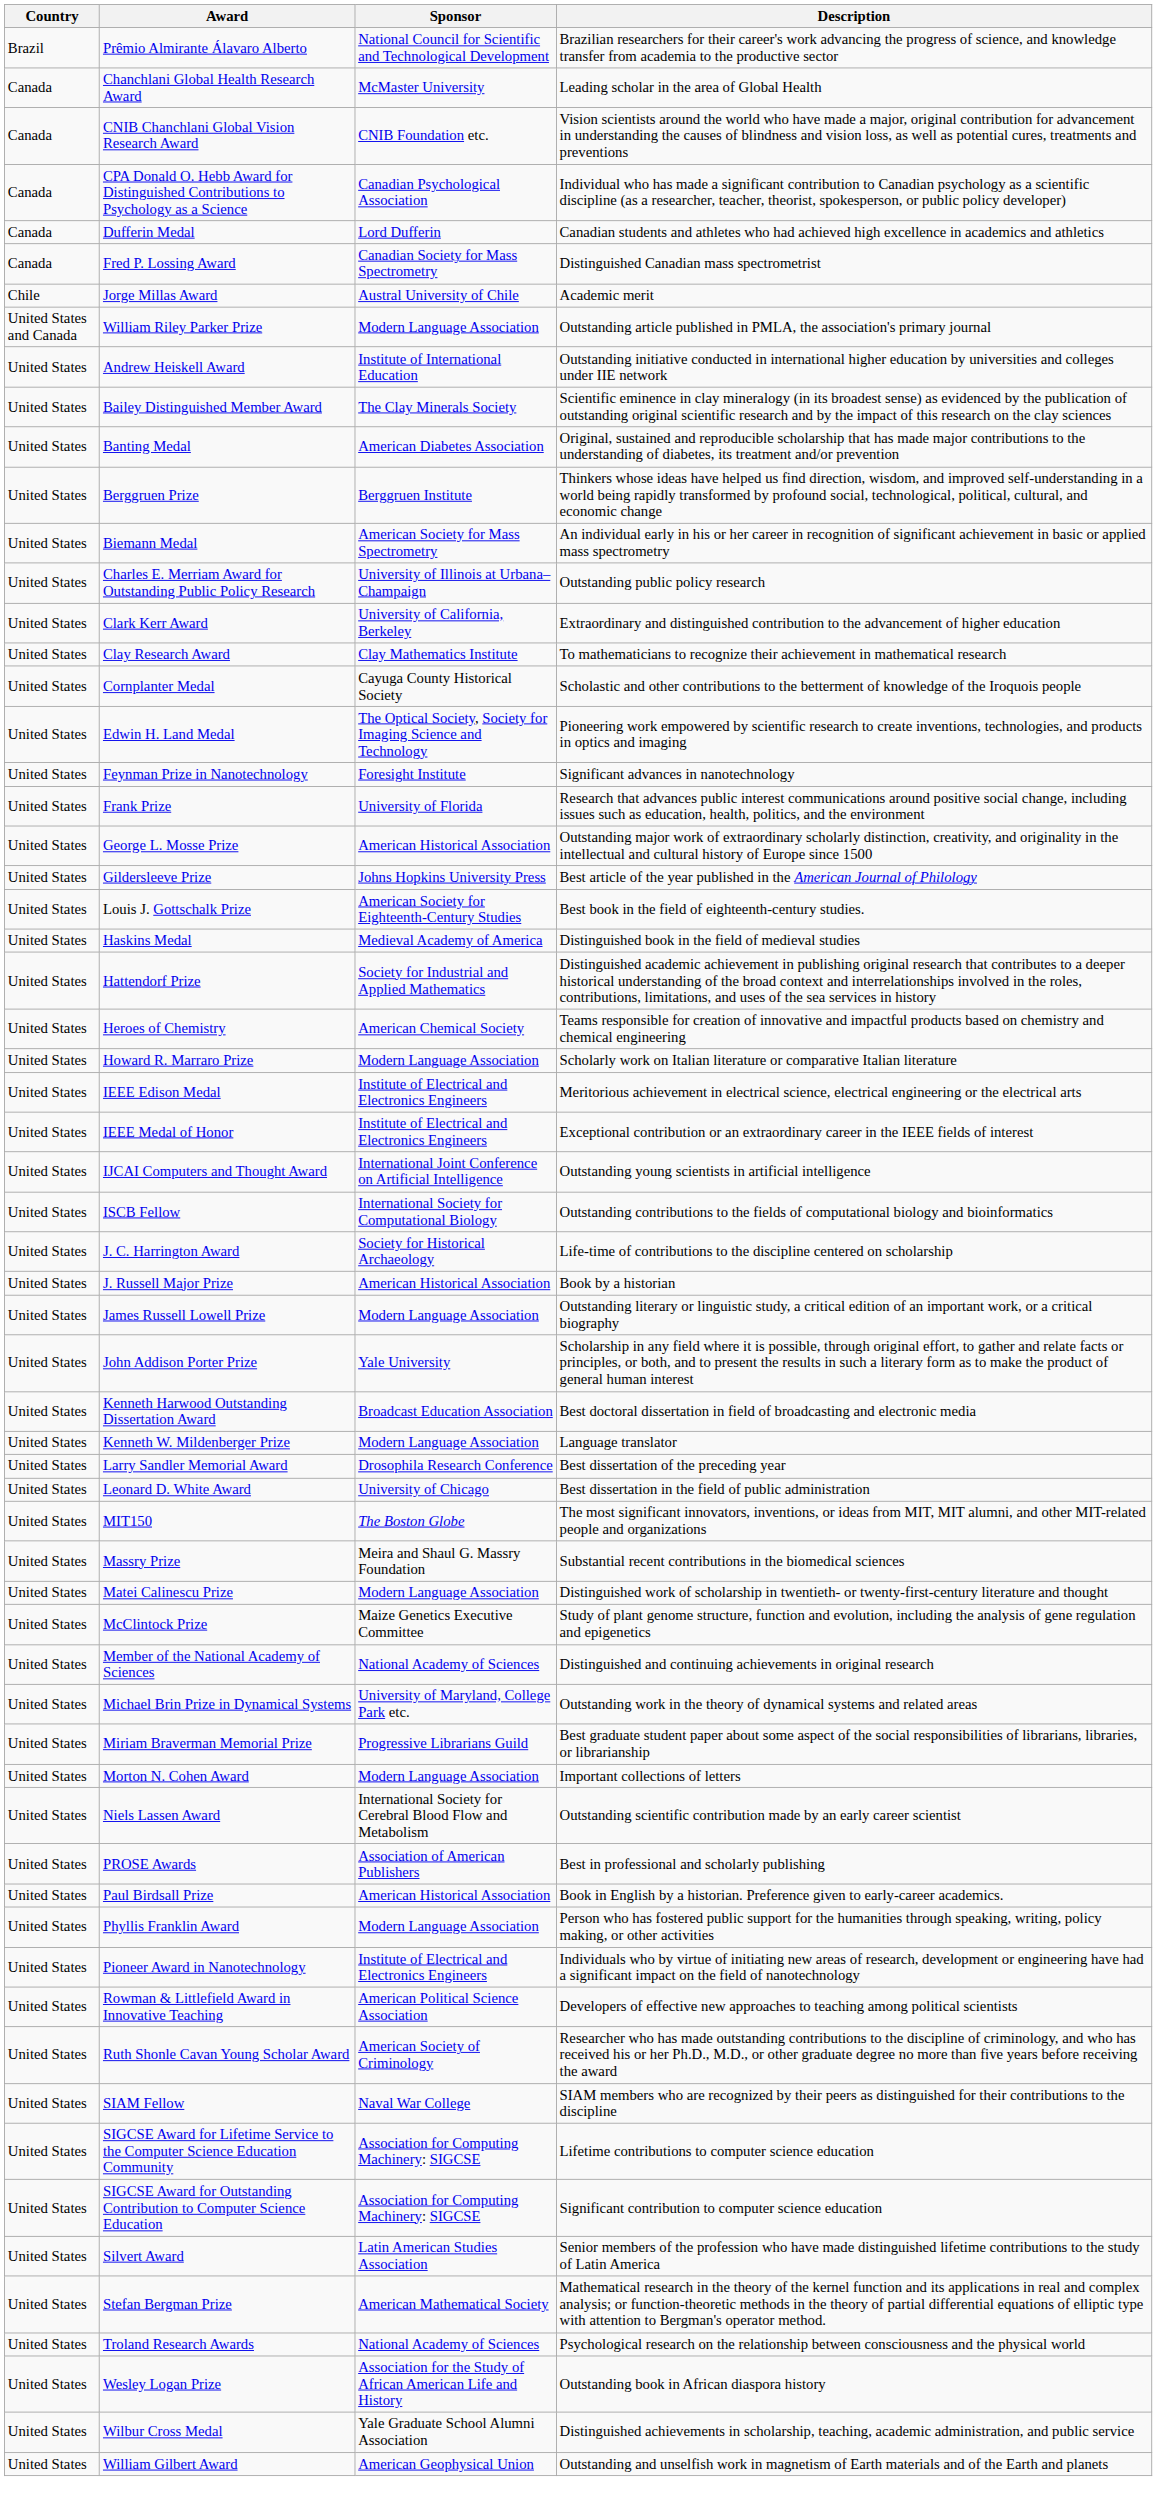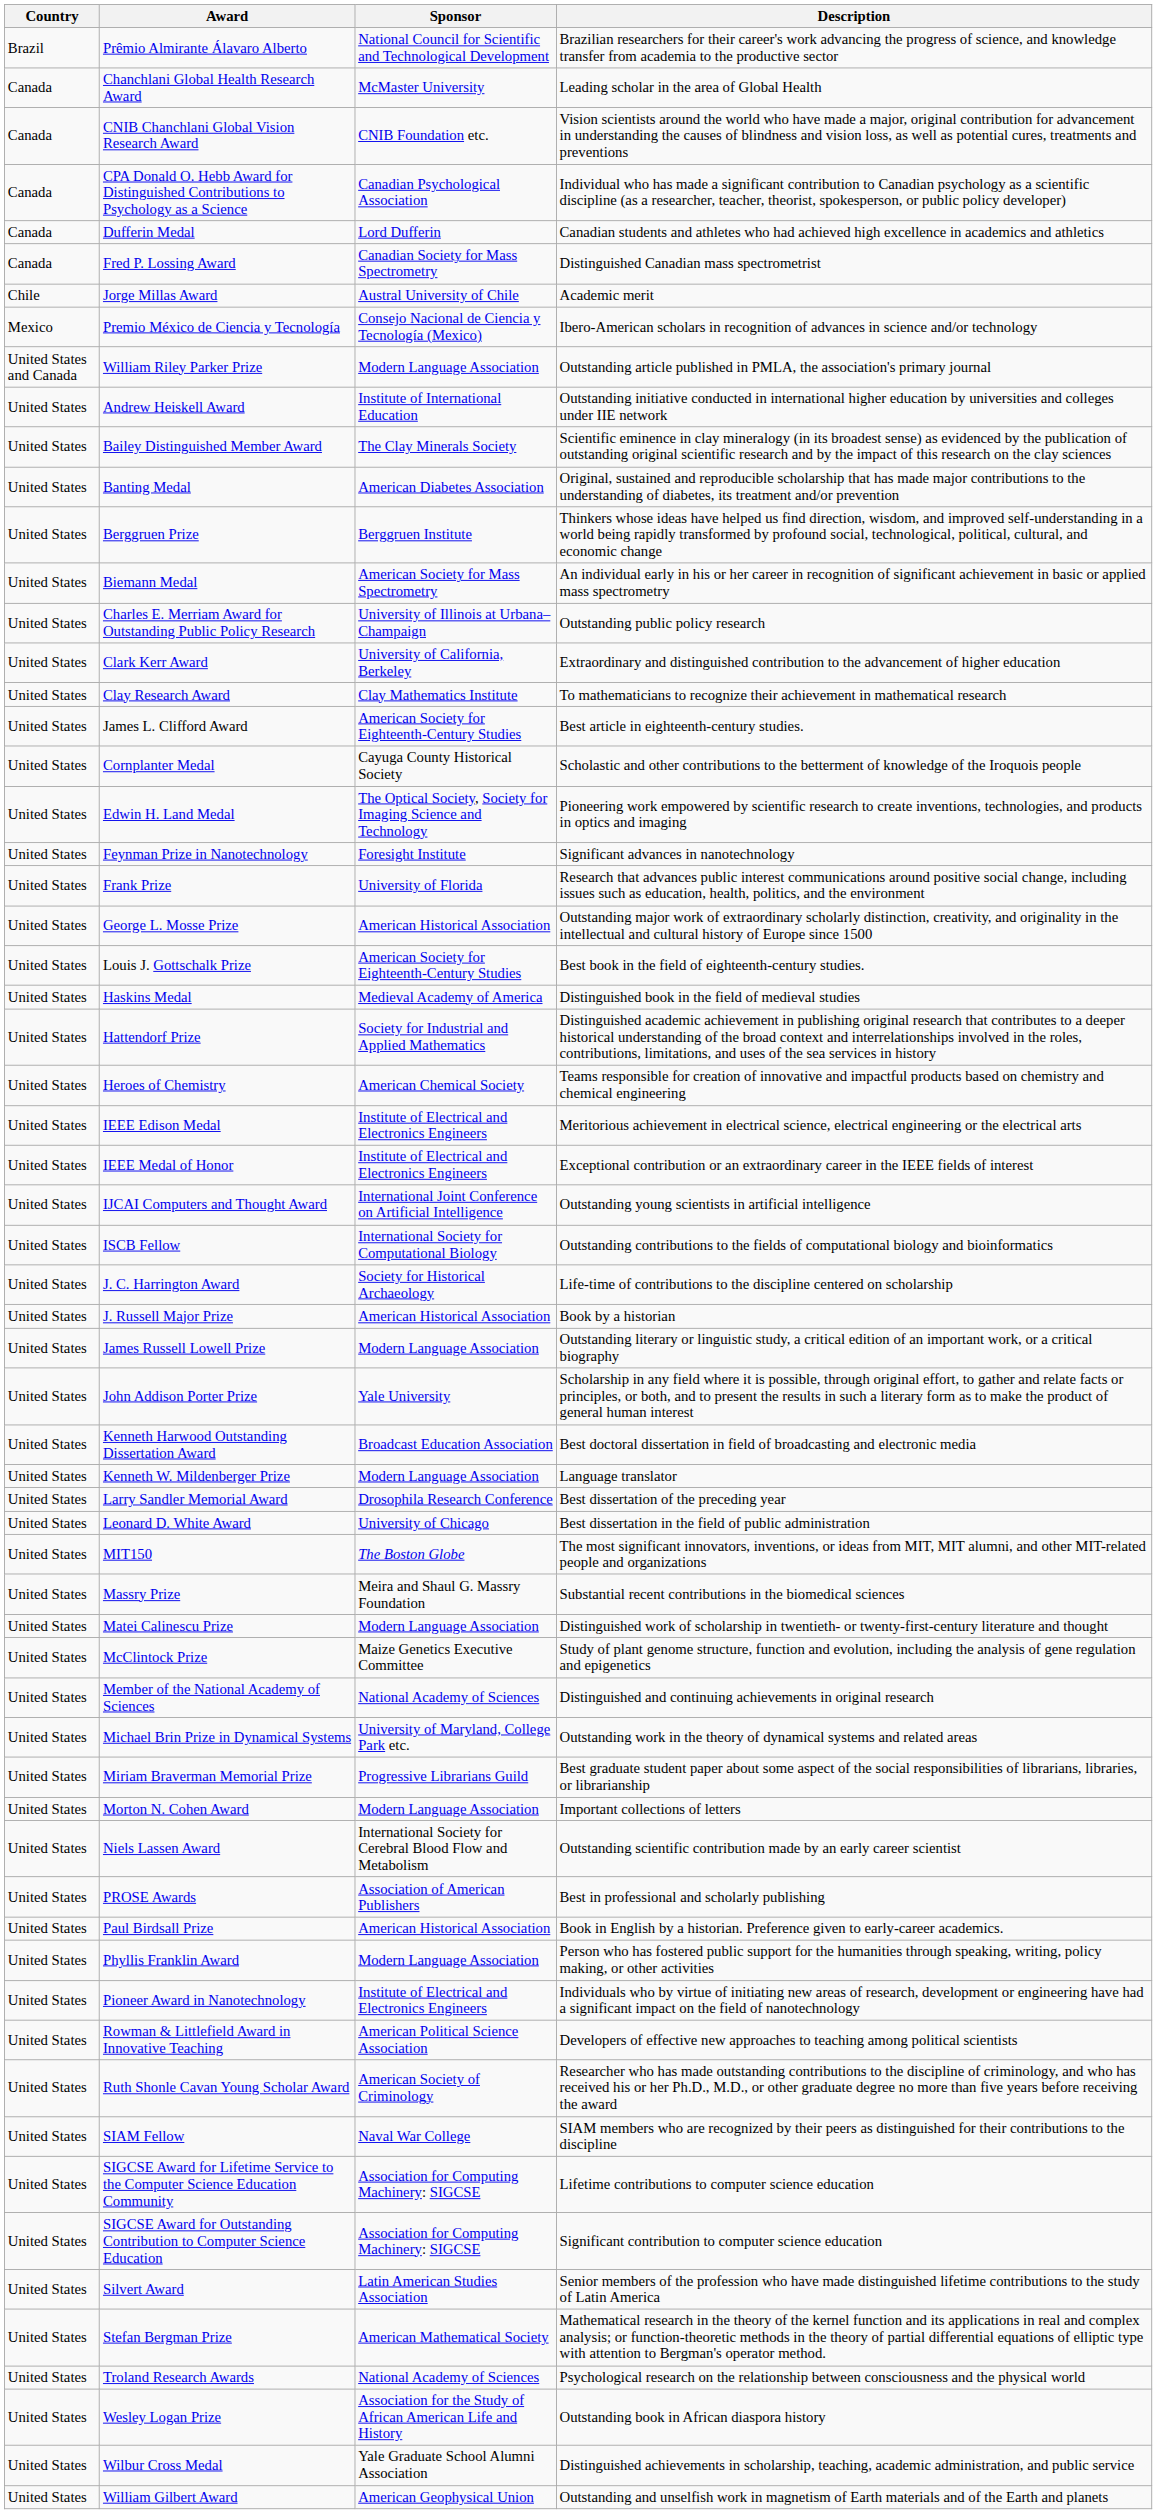+ row: (221, 327)
+ row: (175, 726)
- row: (157, 877)
- row: (178, 1060)
